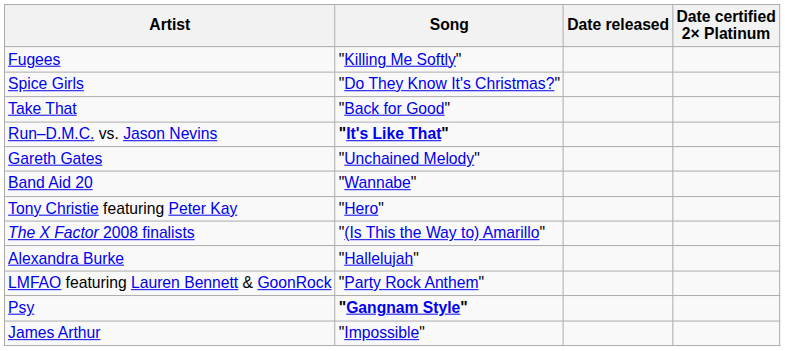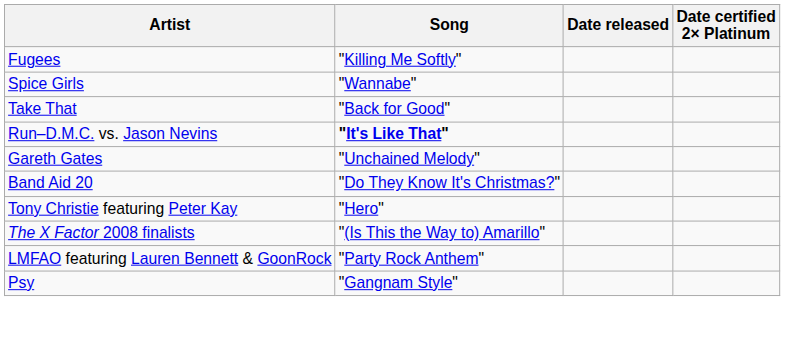(449, 84) "Do They Know It's Christmas?" -> (378, 84) "Wannabe"
(378, 183) "Wannabe" -> (449, 183) "Do They Know It's Christmas?"
- row: (66, 258)
(403, 308) bold -> (398, 283) normal
- row: (54, 332)
